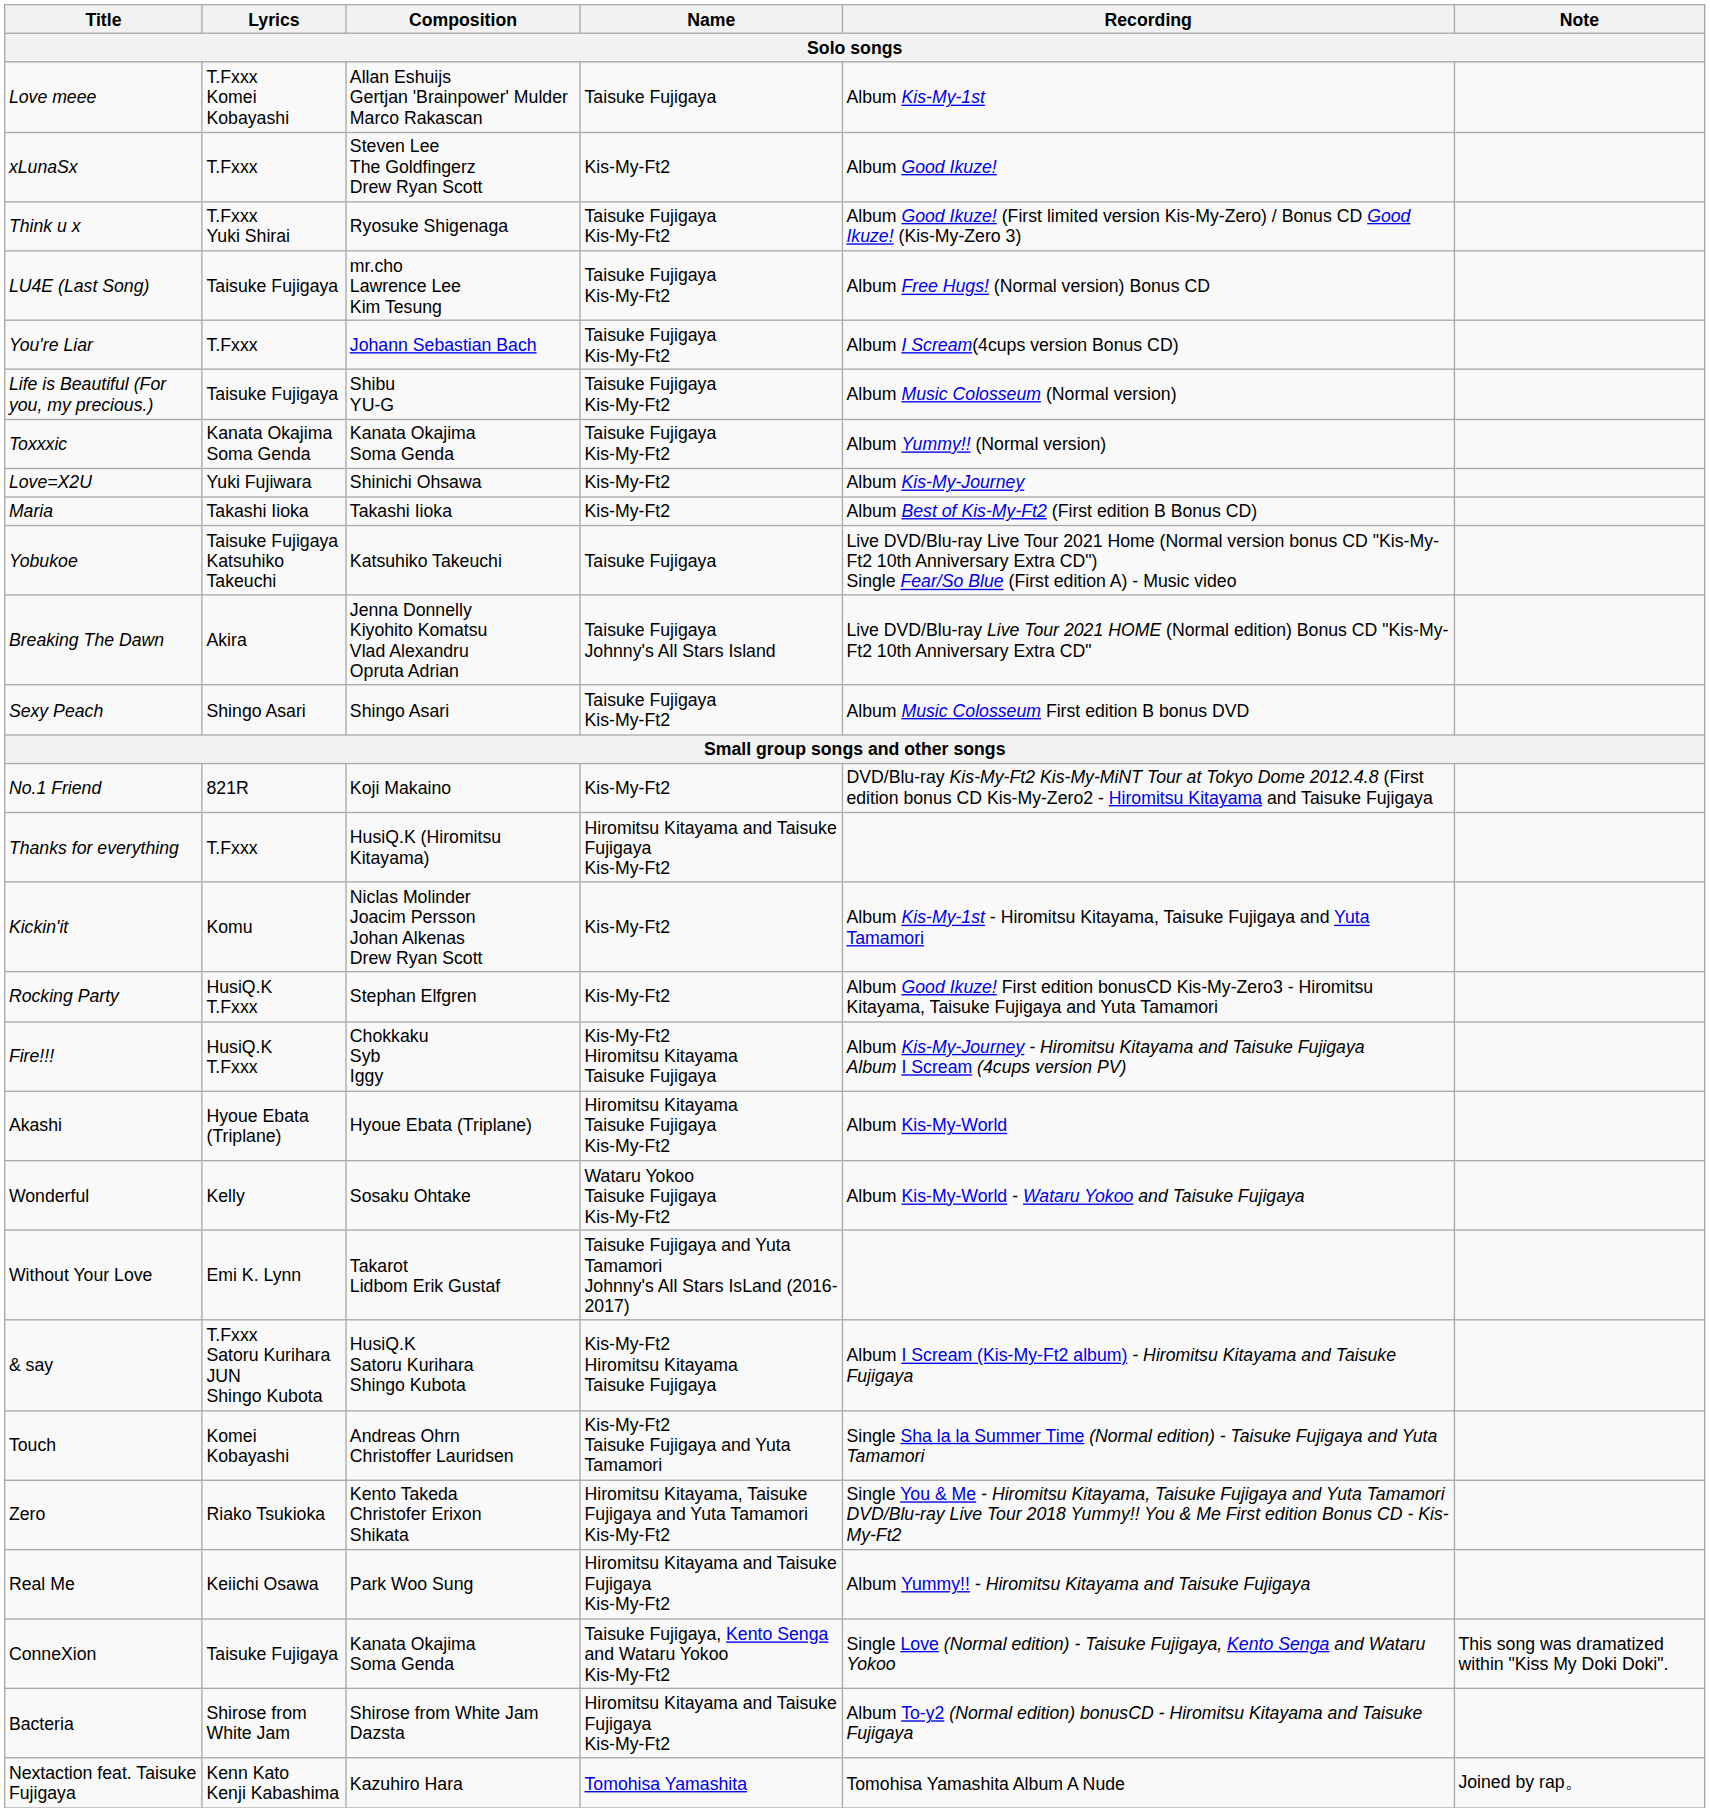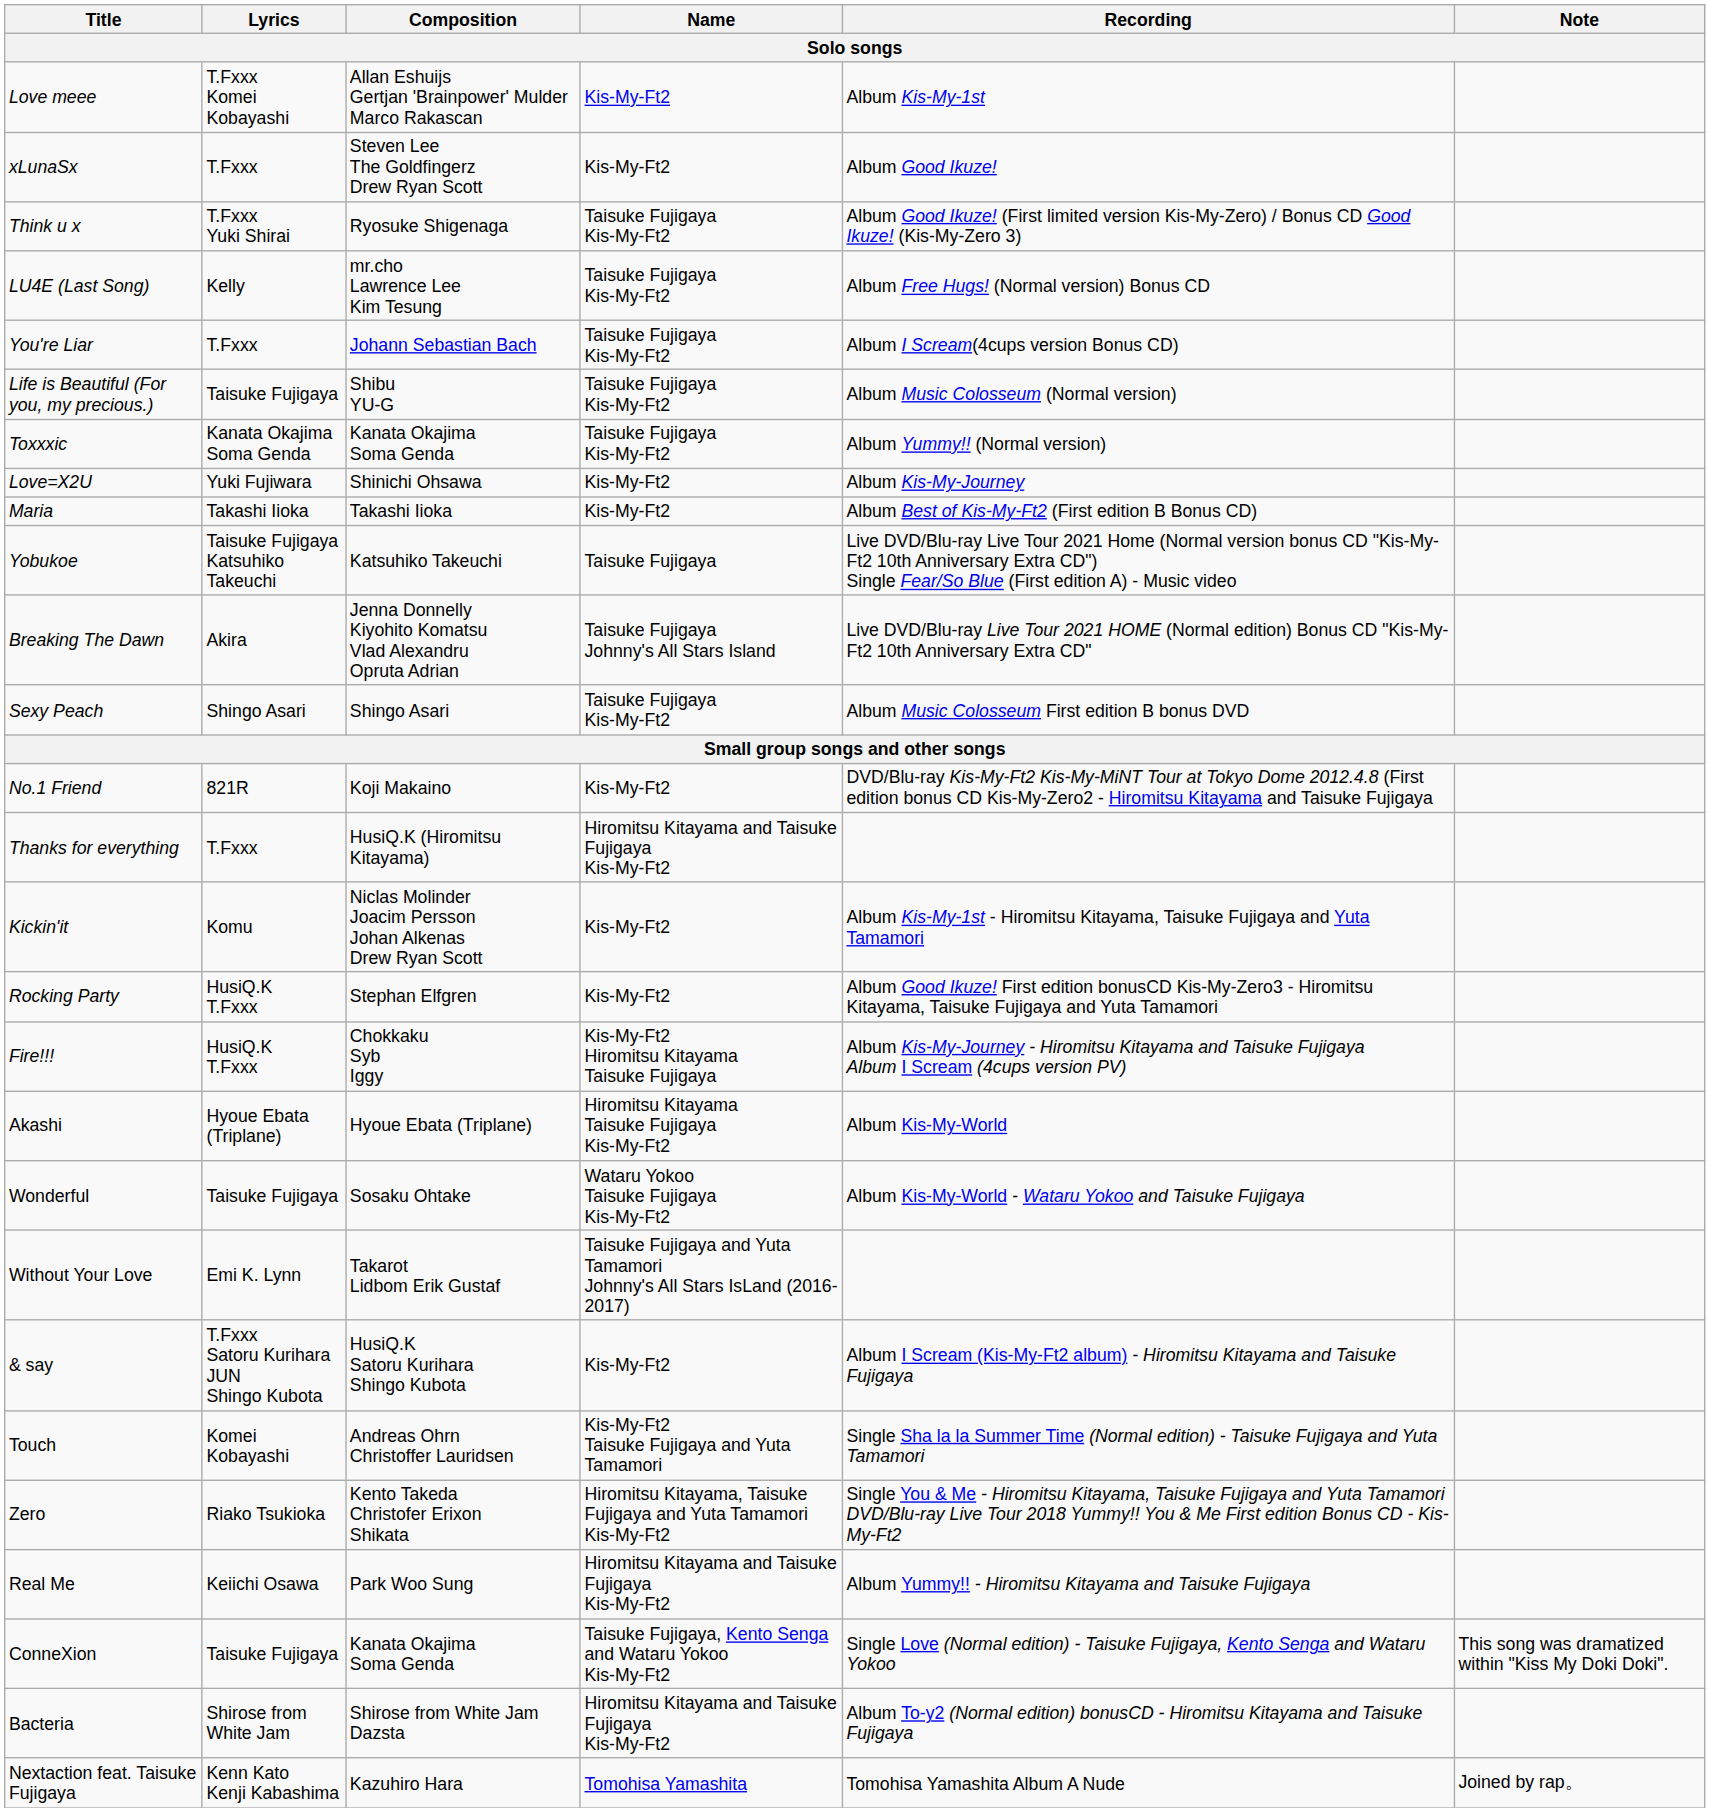(650, 97) Taisuke Fujigaya -> (627, 97) Kis-My-Ft2
(272, 286) Taisuke Fujigaya -> (226, 286) Kelly
(226, 1195) Kelly -> (272, 1195) Taisuke Fujigaya
(661, 1365) Kis-My-Ft2 Hiromitsu Kitayama Taisuke Fujigaya -> (627, 1365) Kis-My-Ft2
